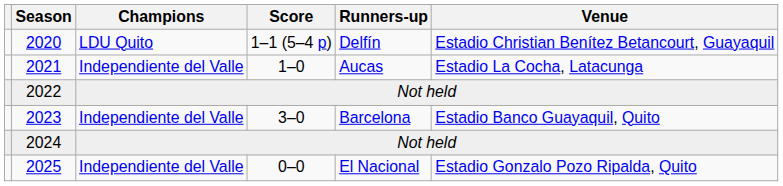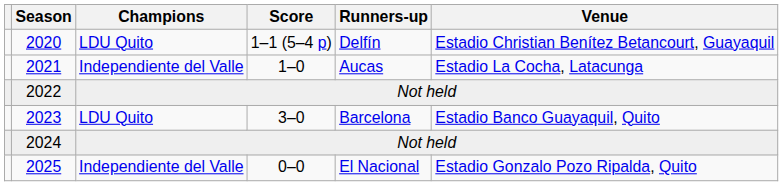(161, 117) Independiente del Valle -> (116, 117) LDU Quito
